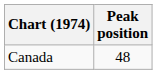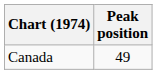(123, 57) 48 -> (123, 57) 49
